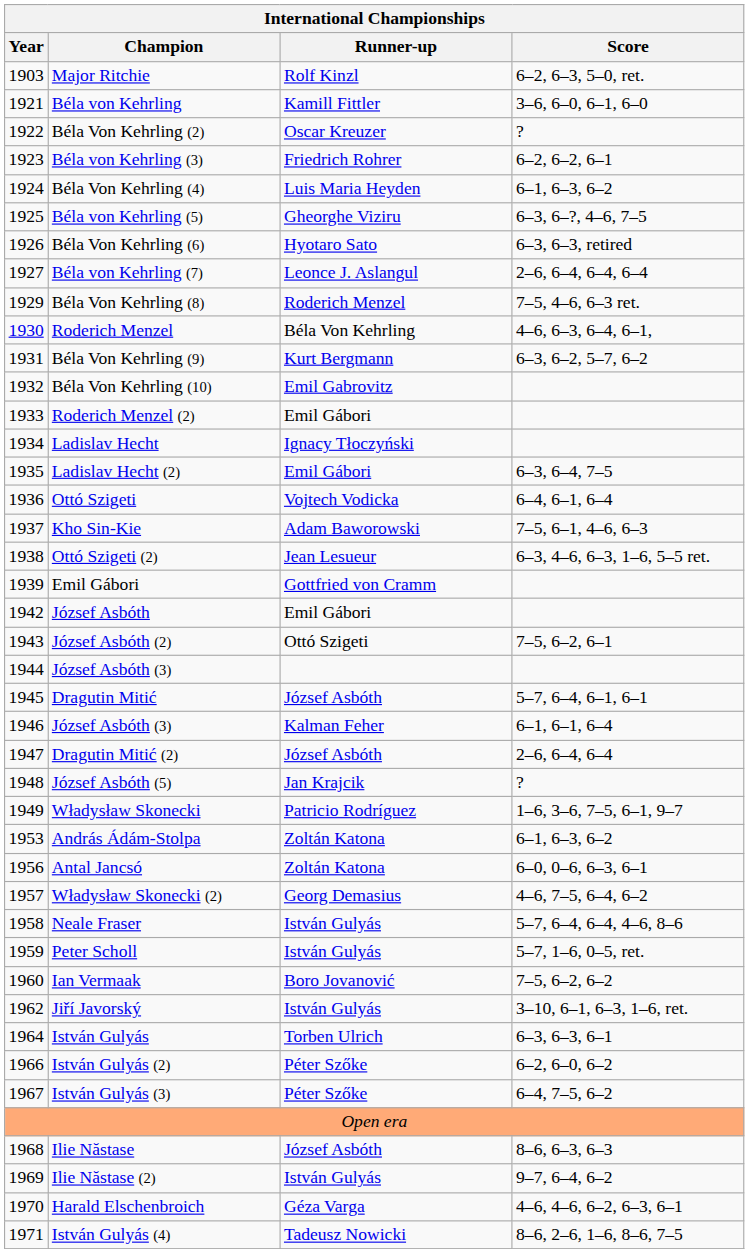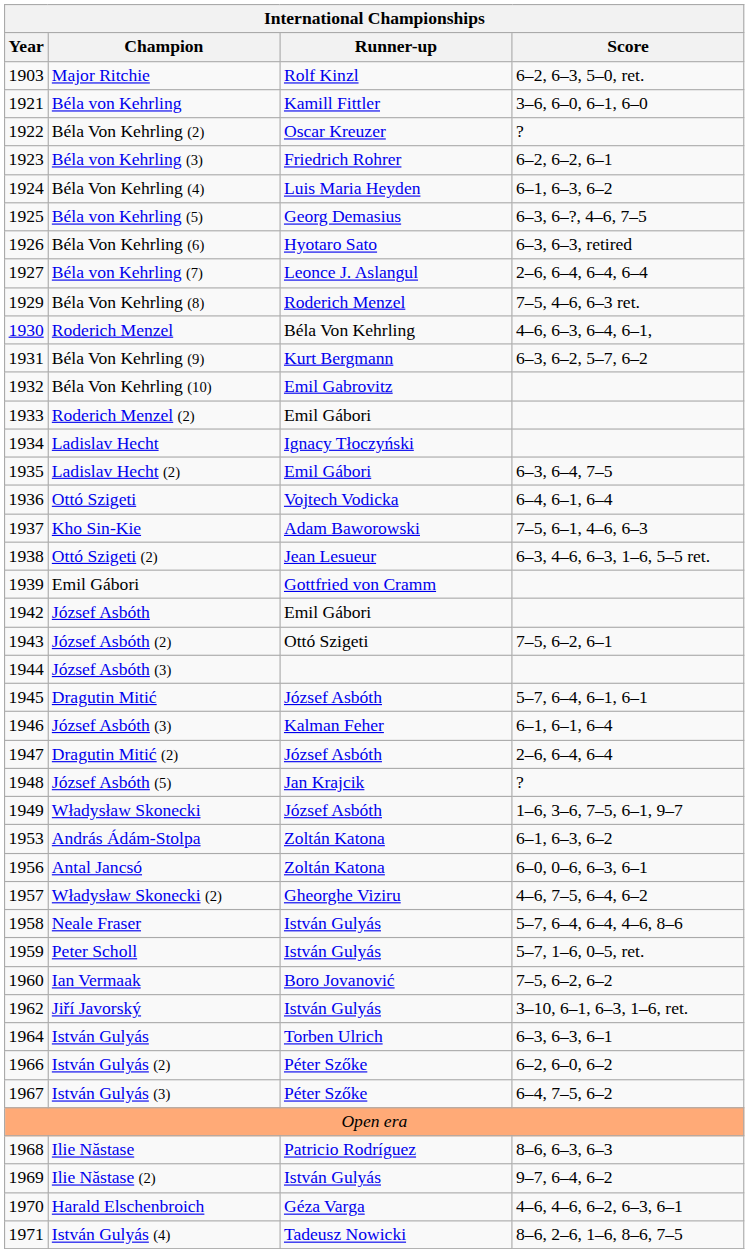(342, 216) Gheorghe Viziru -> (343, 216) Georg Demasius
(350, 810) Patricio Rodríguez -> (333, 810) József Asbóth
(343, 894) Georg Demasius -> (342, 894) Gheorghe Viziru
(333, 1149) József Asbóth -> (350, 1149) Patricio Rodríguez
